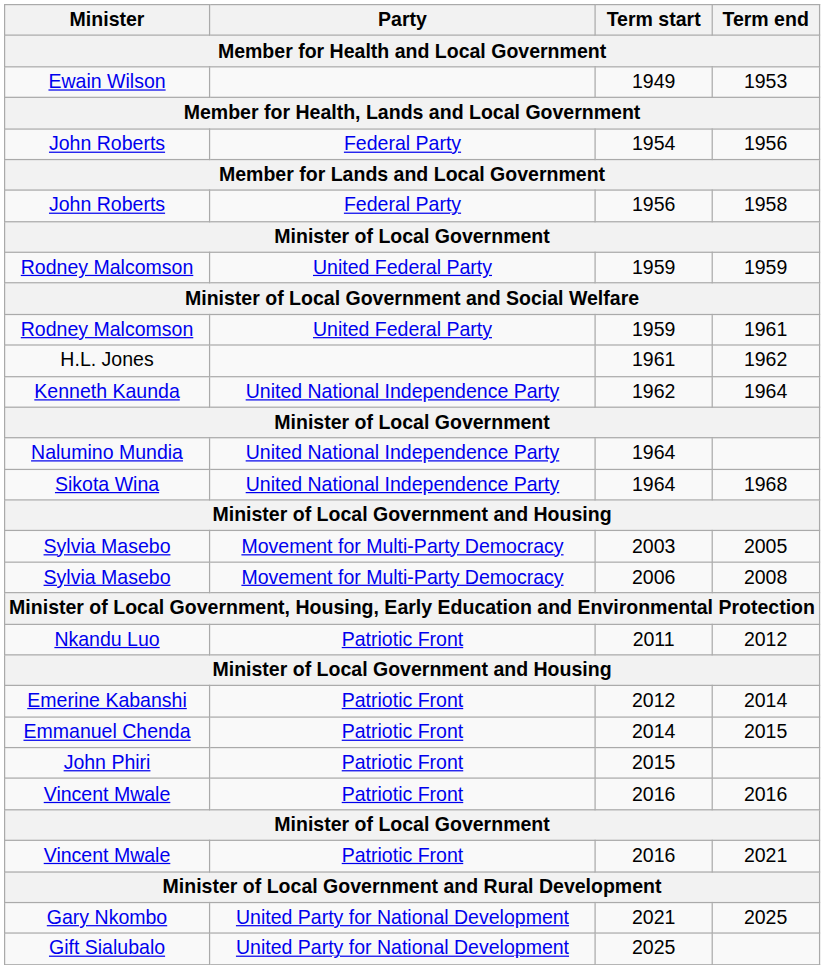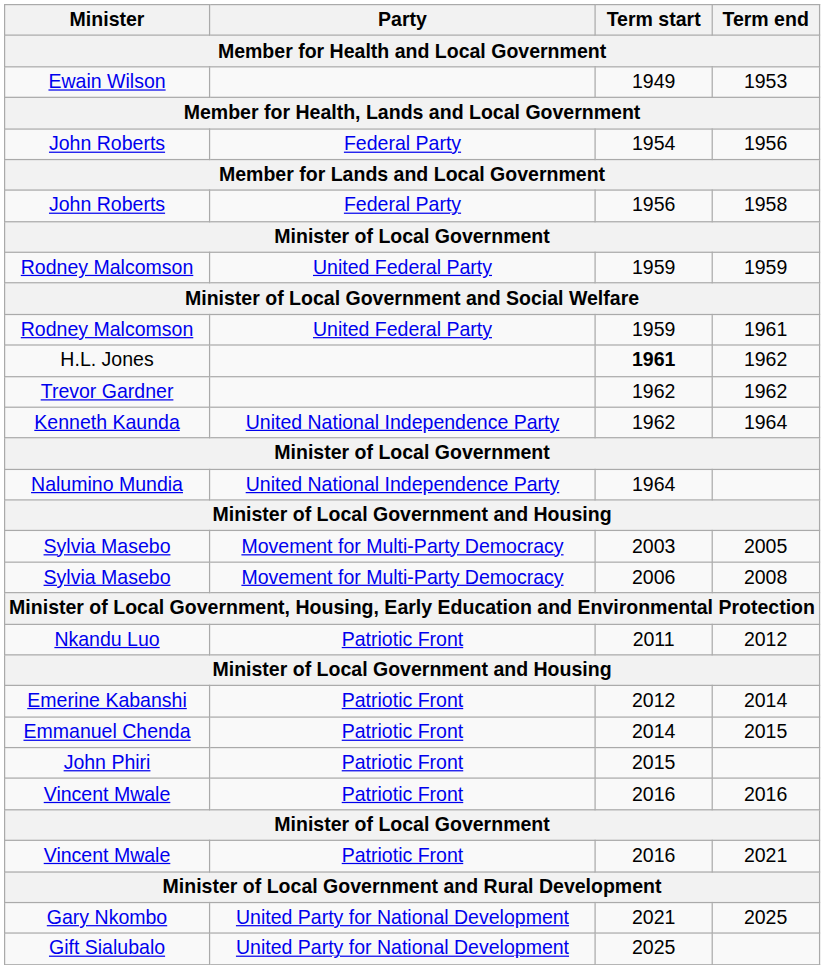(654, 360) normal -> (654, 360) bold
+ row: (107, 391)
- row: (107, 484)
